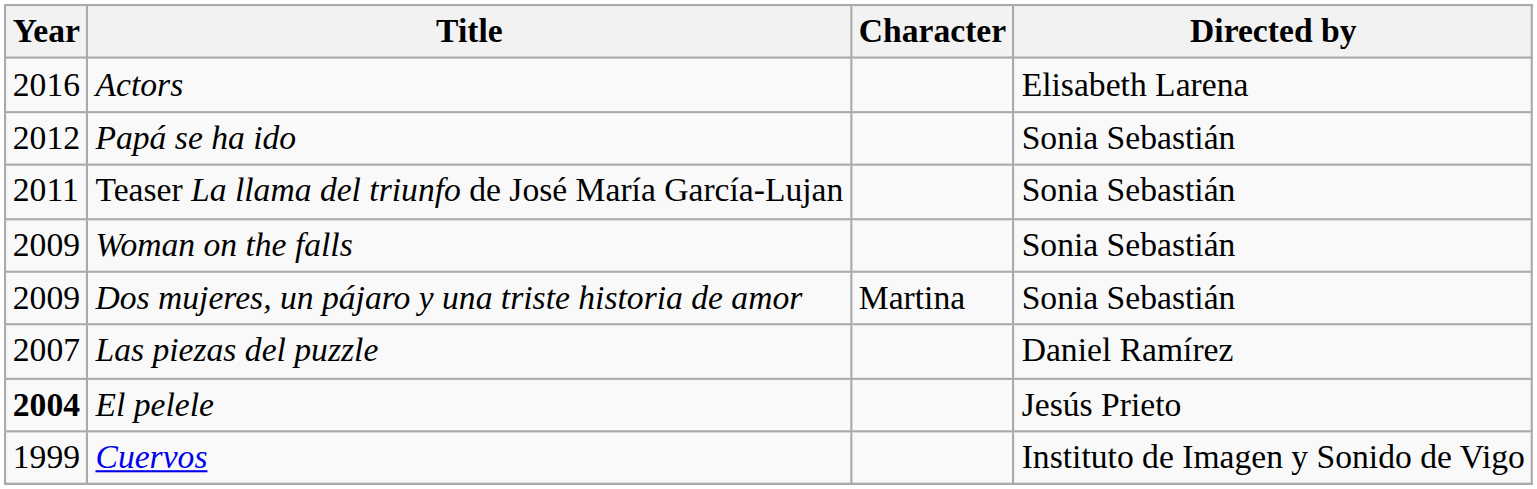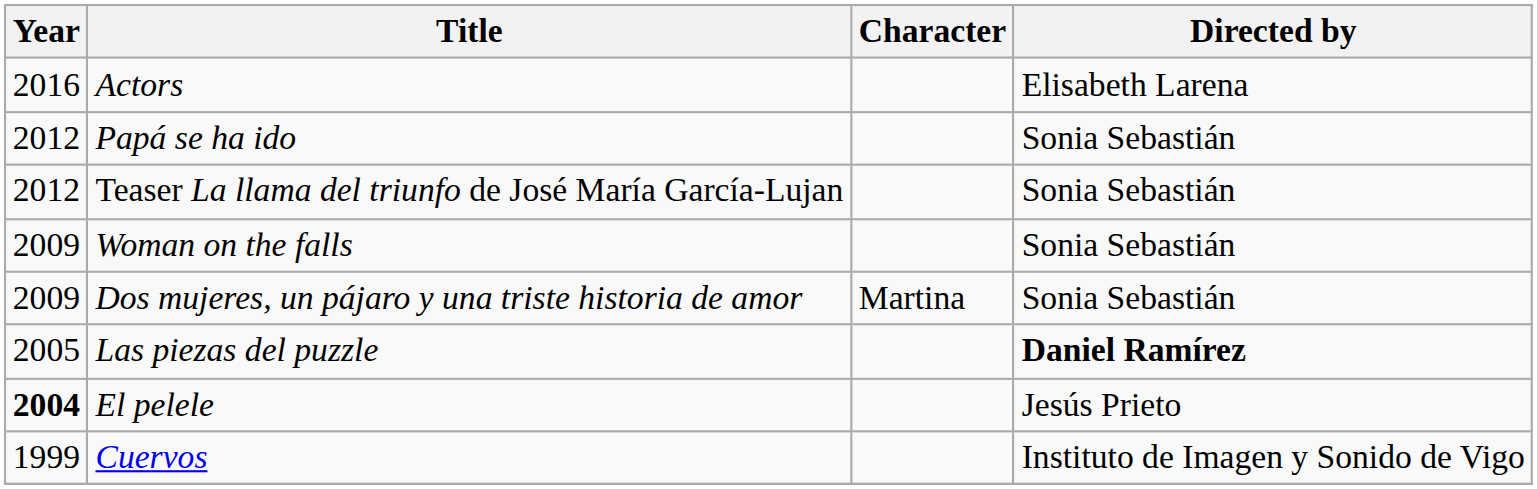(46, 191) 2011 -> (46, 191) 2012
(46, 350) 2007 -> (46, 350) 2005
(1128, 350) normal -> (1134, 350) bold
